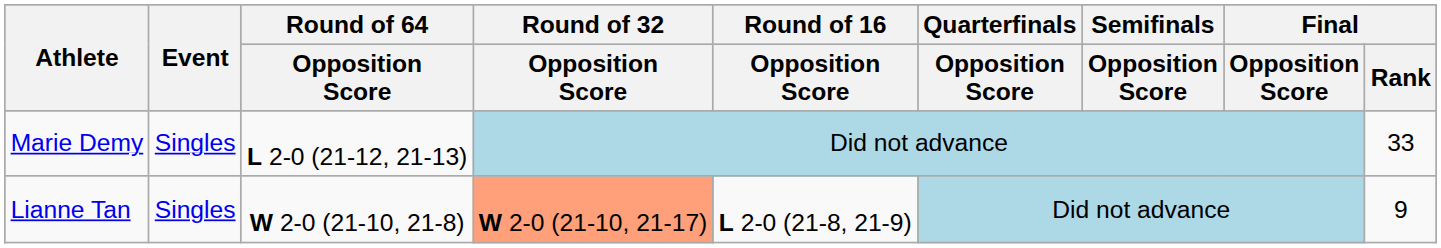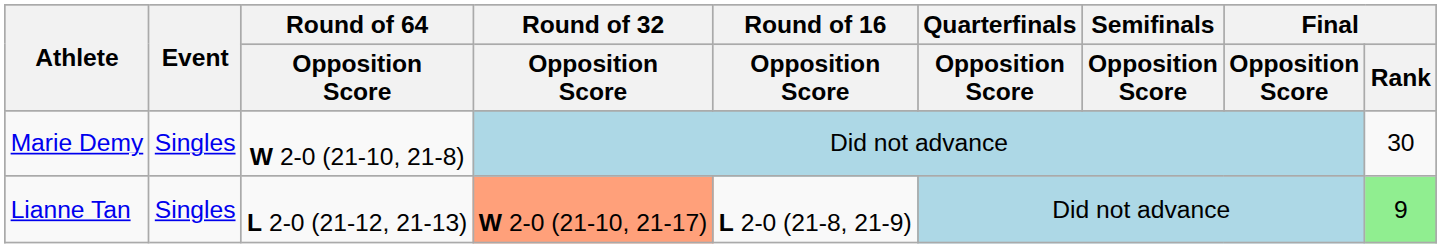(357, 157) L 2-0 (21-12, 21-13) -> (357, 157) W 2-0 (21-10, 21-8)
(1401, 144) 33 -> (1401, 144) 30
(357, 223) W 2-0 (21-10, 21-8) -> (357, 223) L 2-0 (21-12, 21-13)
(1401, 210) no background -> (1401, 210) lightgreen background
